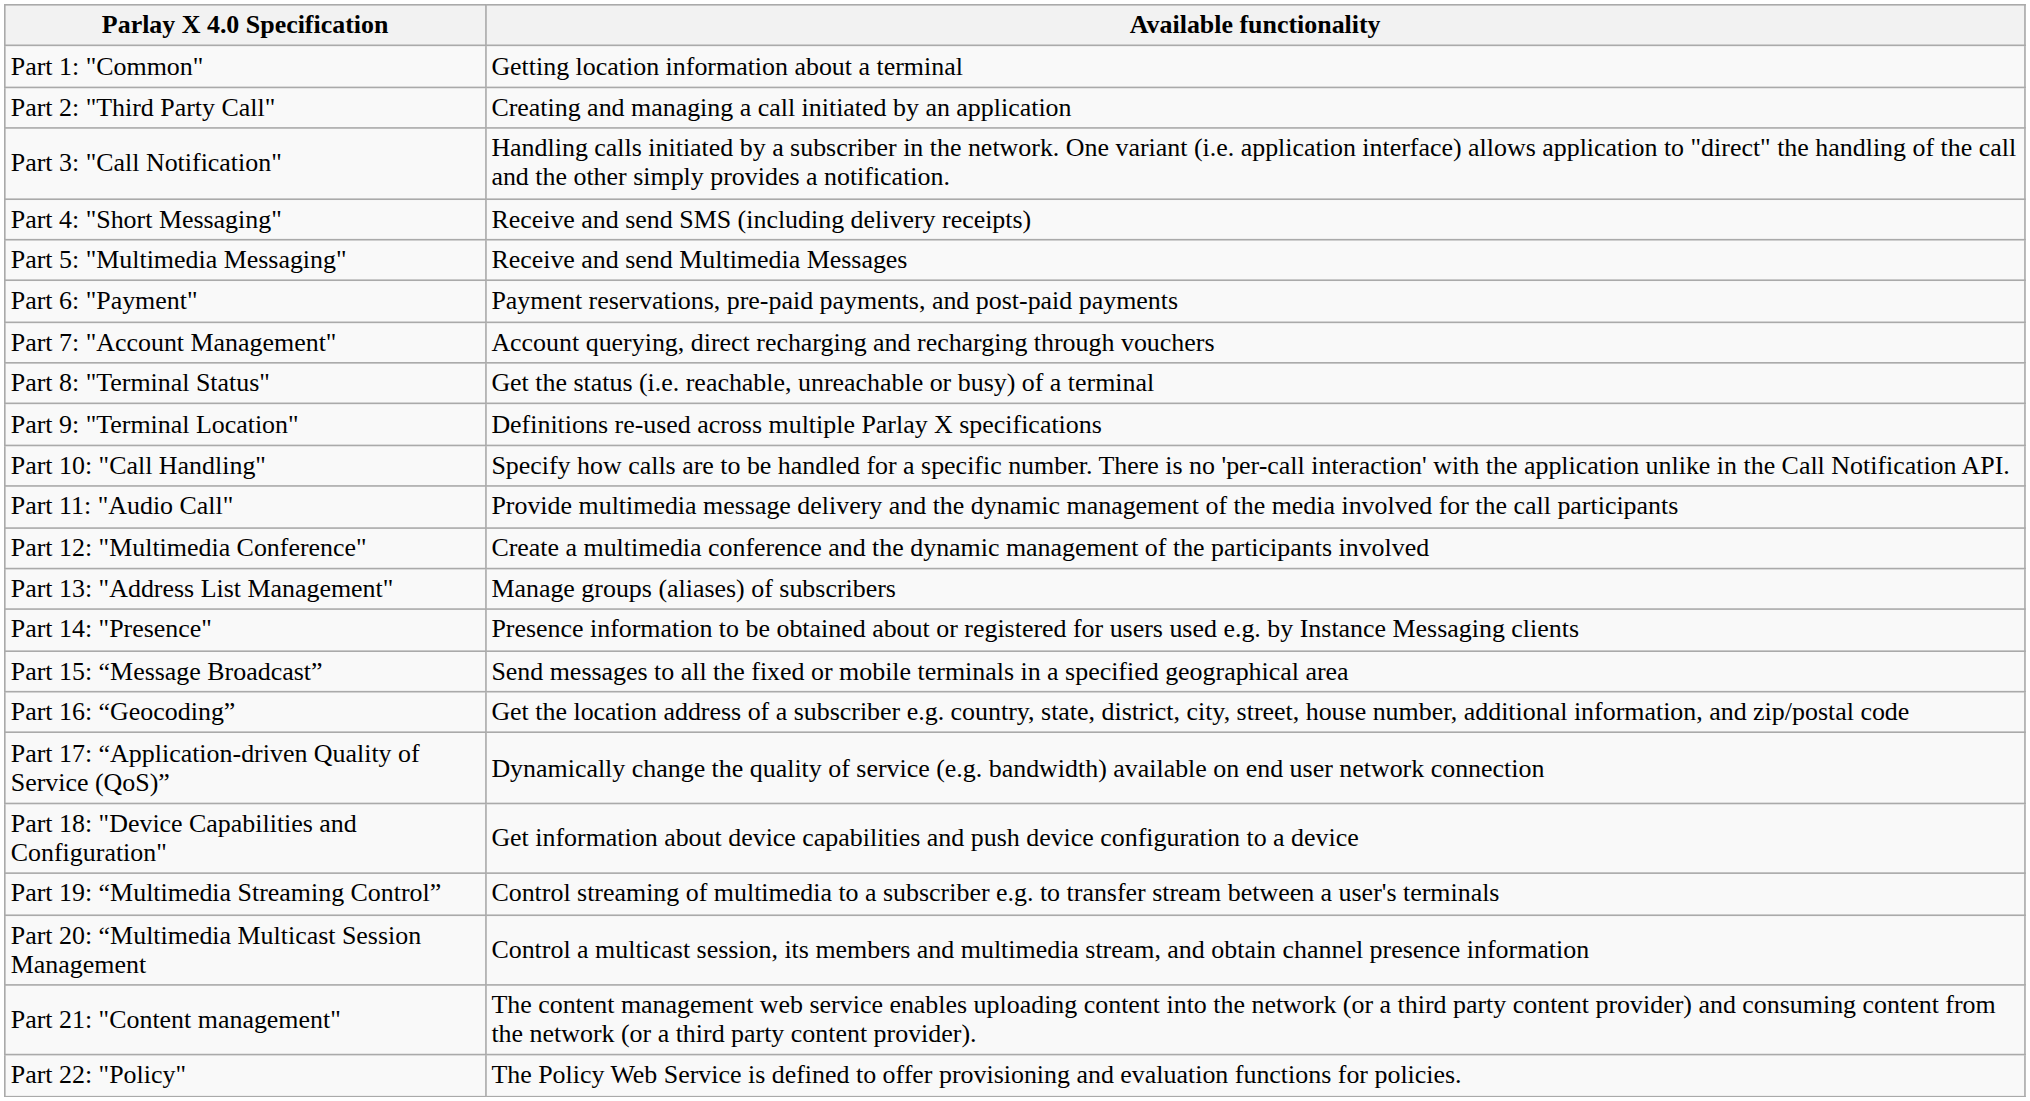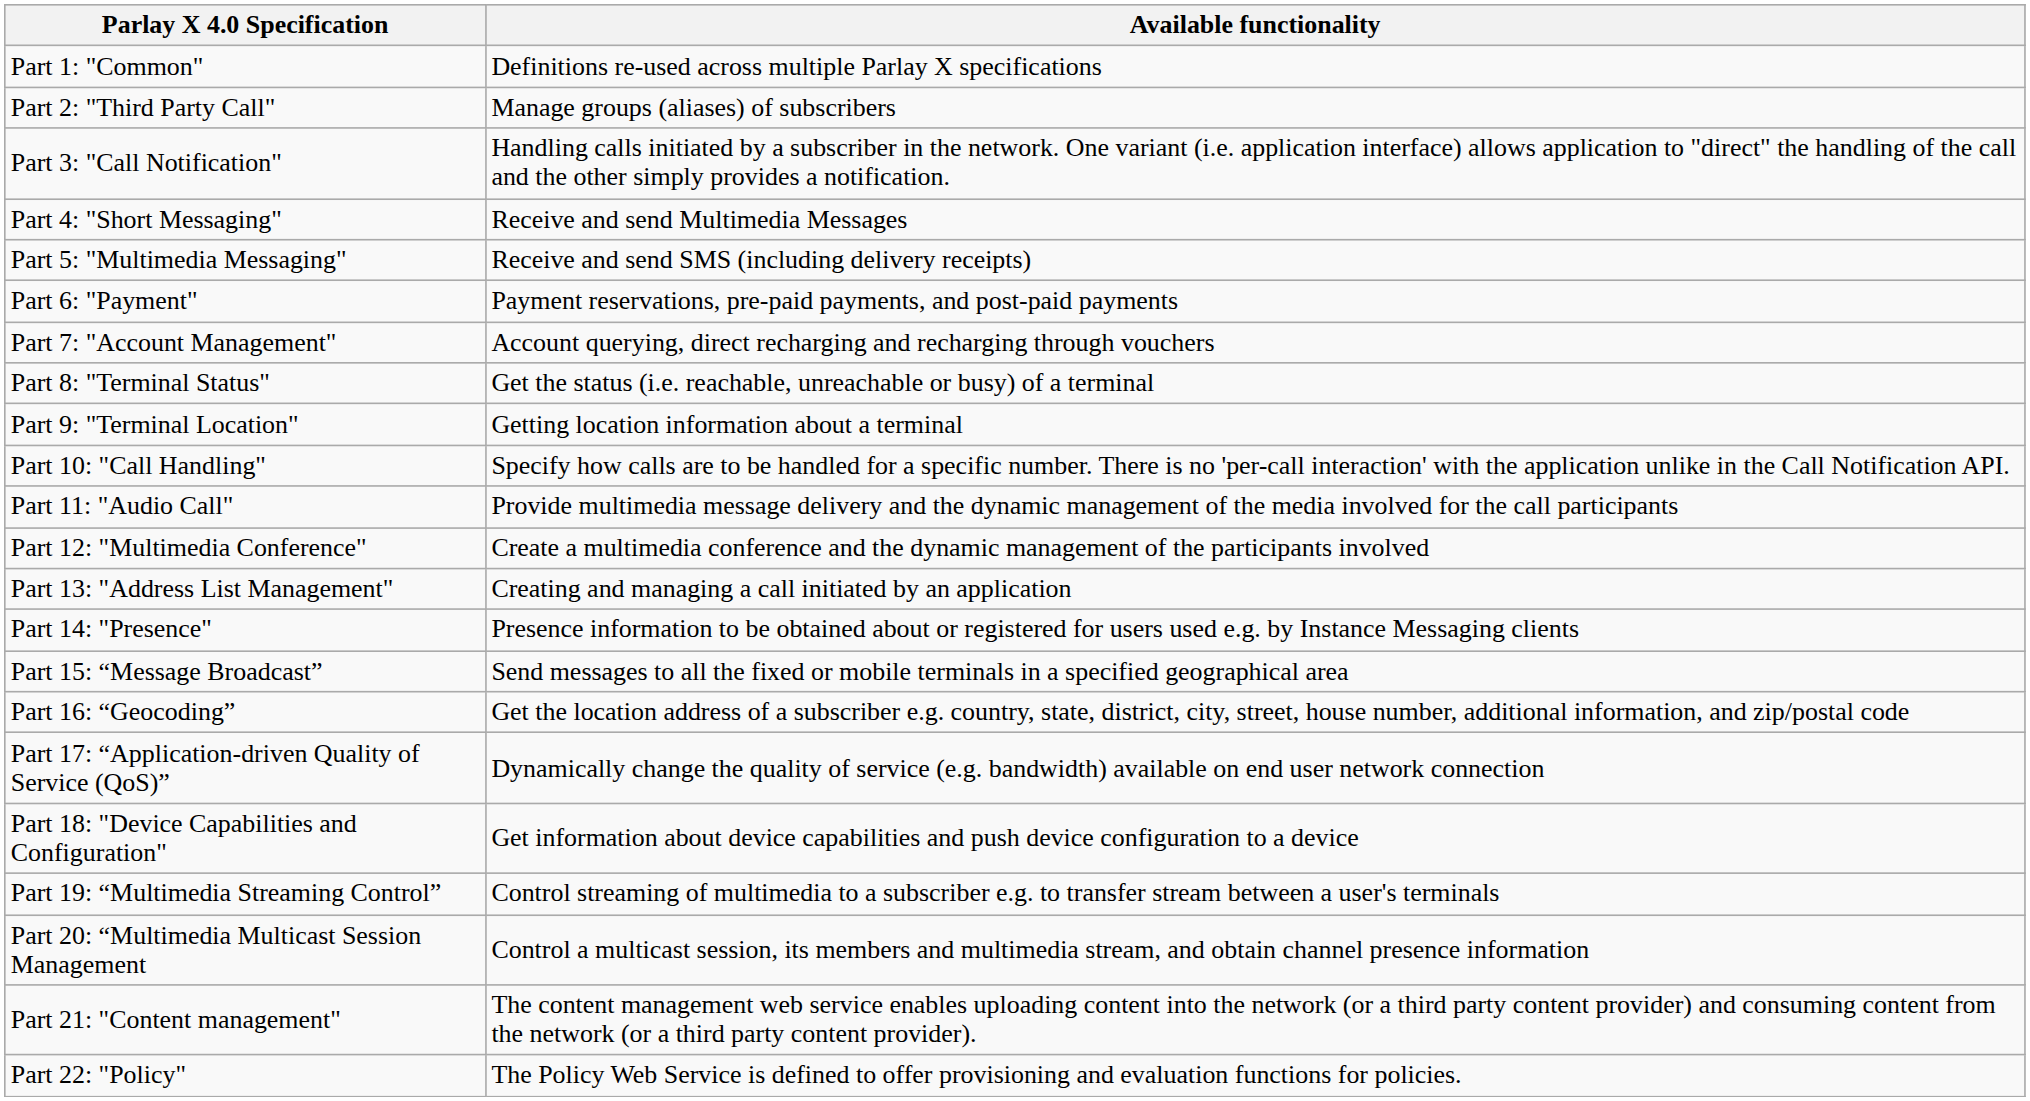(727, 66) Getting location information about a terminal -> (797, 66) Definitions re-used across multiple Parlay X specifications
(781, 107) Creating and managing a call initiated by an application -> (694, 107) Manage groups (aliases) of subscribers
(761, 218) Receive and send SMS (including delivery receipts) -> (699, 218) Receive and send Multimedia Messages
(699, 259) Receive and send Multimedia Messages -> (761, 259) Receive and send SMS (including delivery receipts)
(797, 424) Definitions re-used across multiple Parlay X specifications -> (727, 424) Getting location information about a terminal
(694, 588) Manage groups (aliases) of subscribers -> (781, 588) Creating and managing a call initiated by an application
